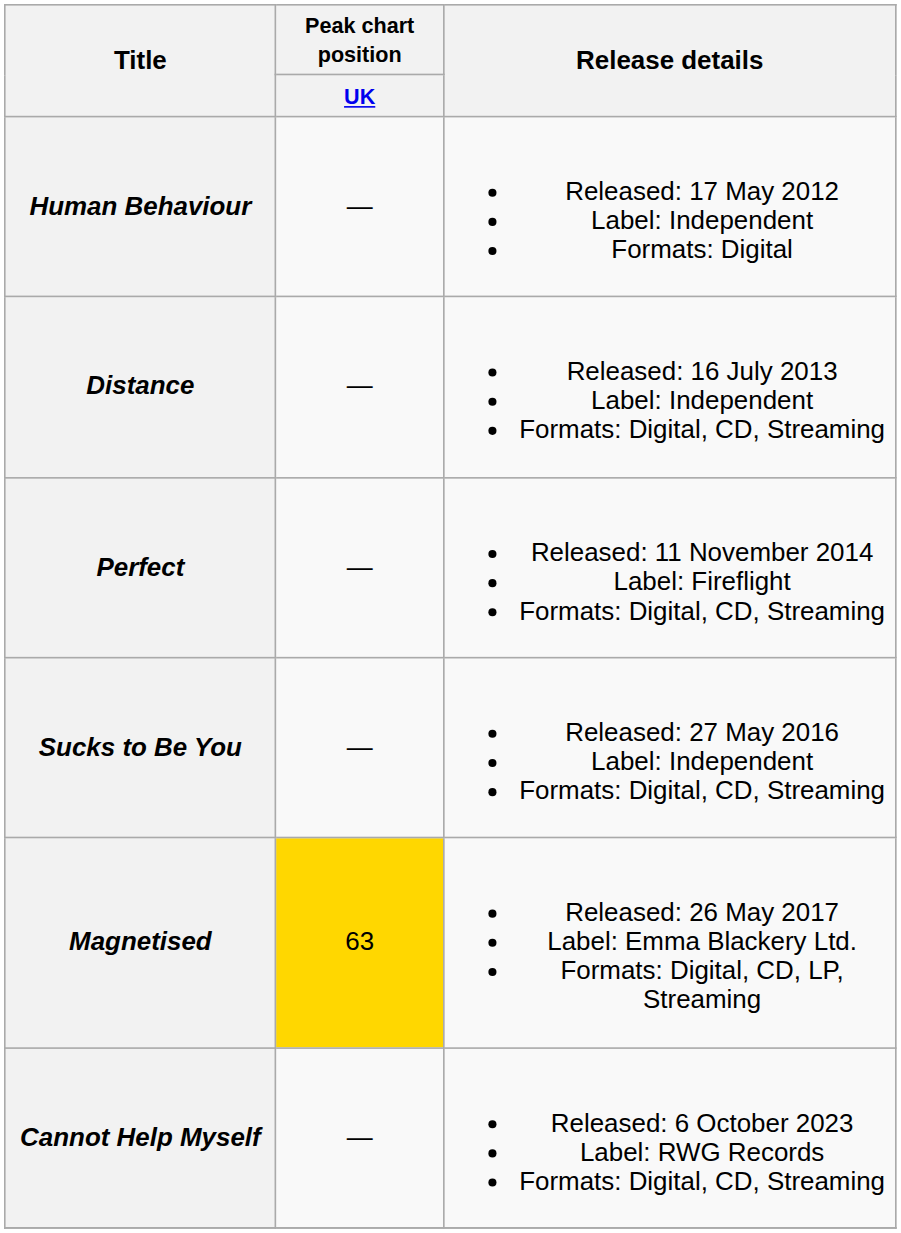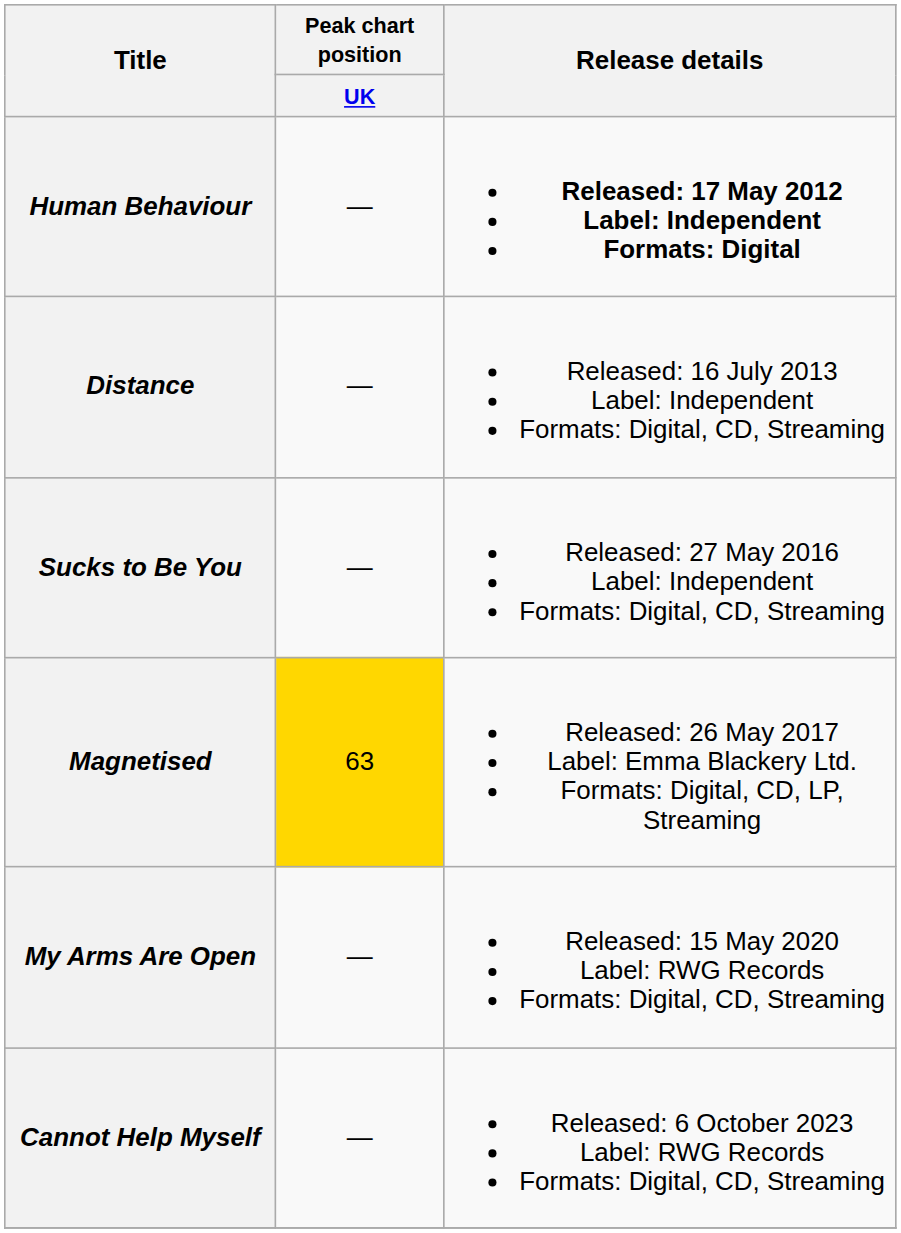(670, 221) normal -> (670, 221) bold
- row: (140, 566)
+ row: (140, 956)
